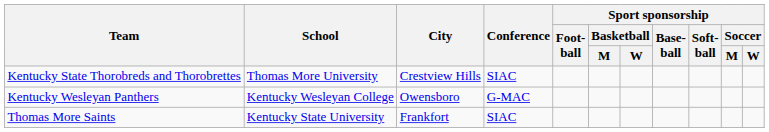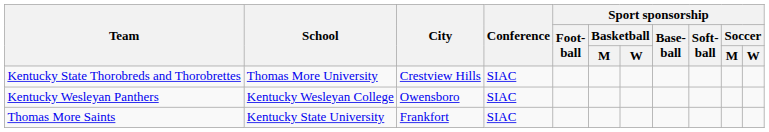(508, 96) G-MAC -> (502, 96) SIAC
